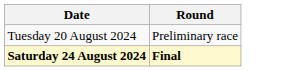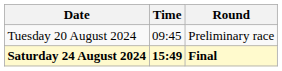+ column: (167, 14)
